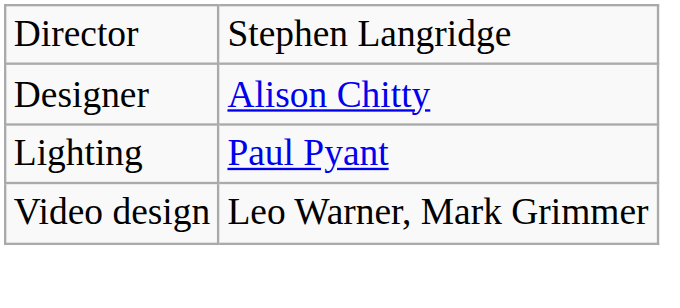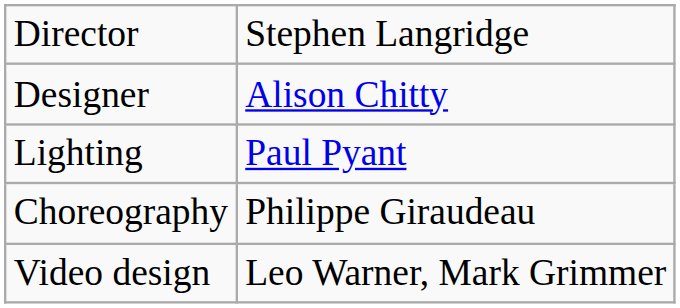+ row: (121, 212)
